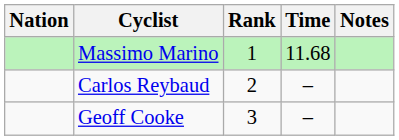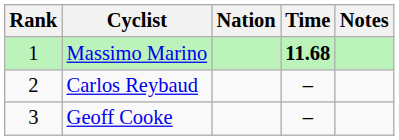columns swapped: (252, 20) <-> (39, 20)
(308, 53) normal -> (308, 53) bold
